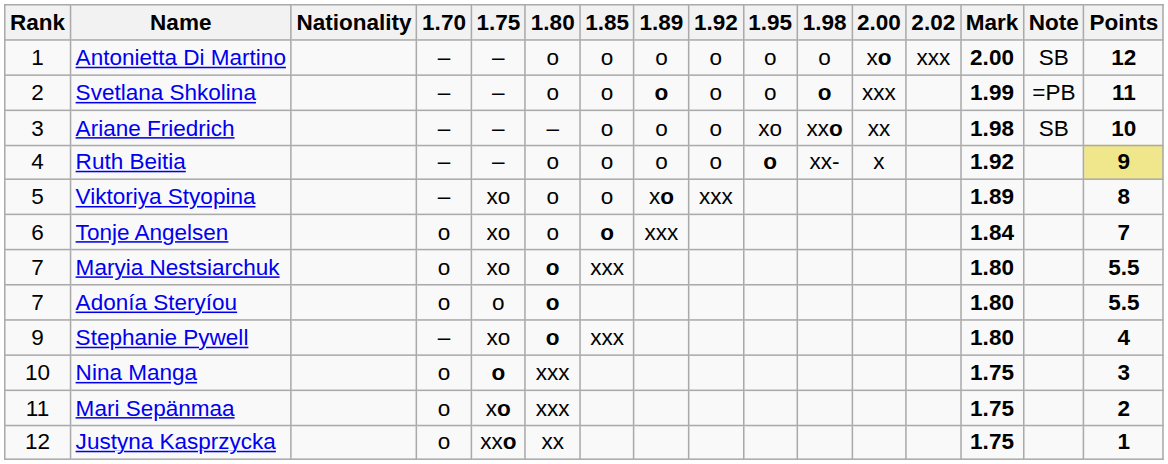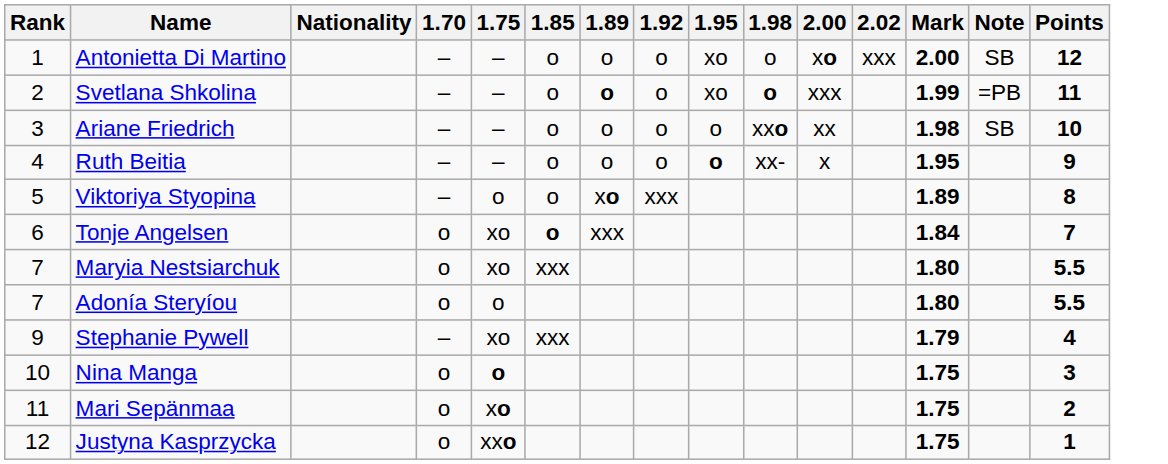- column: (553, 22)
(770, 57) o -> (716, 57) xo
(770, 92) o -> (716, 92) xo
(770, 127) xo -> (716, 127) o
(992, 162) 1.92 -> (938, 162) 1.95
(1124, 162) khaki background -> (1069, 162) no background
(498, 197) xo -> (498, 197) o
(992, 337) 1.80 -> (938, 337) 1.79
